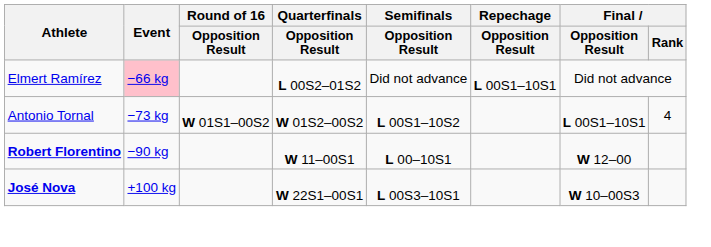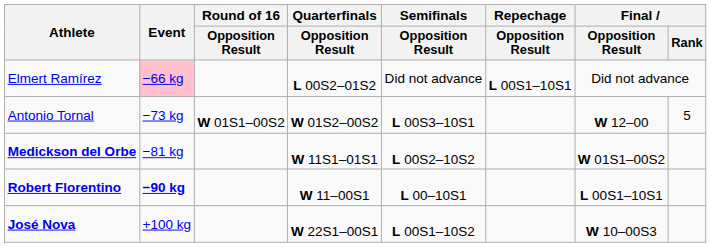(418, 123) L 00S1–10S2 -> (433, 123) L 00S3–10S1
(604, 123) L 00S1–10S1 -> (621, 123) W 12–00
(667, 115) 4 -> (687, 115) 5
+ row: (72, 152)
(148, 152) normal -> (164, 188) bold
(604, 159) W 12–00 -> (621, 196) L 00S1–10S1
(418, 196) L 00S3–10S1 -> (433, 232) L 00S1–10S2
